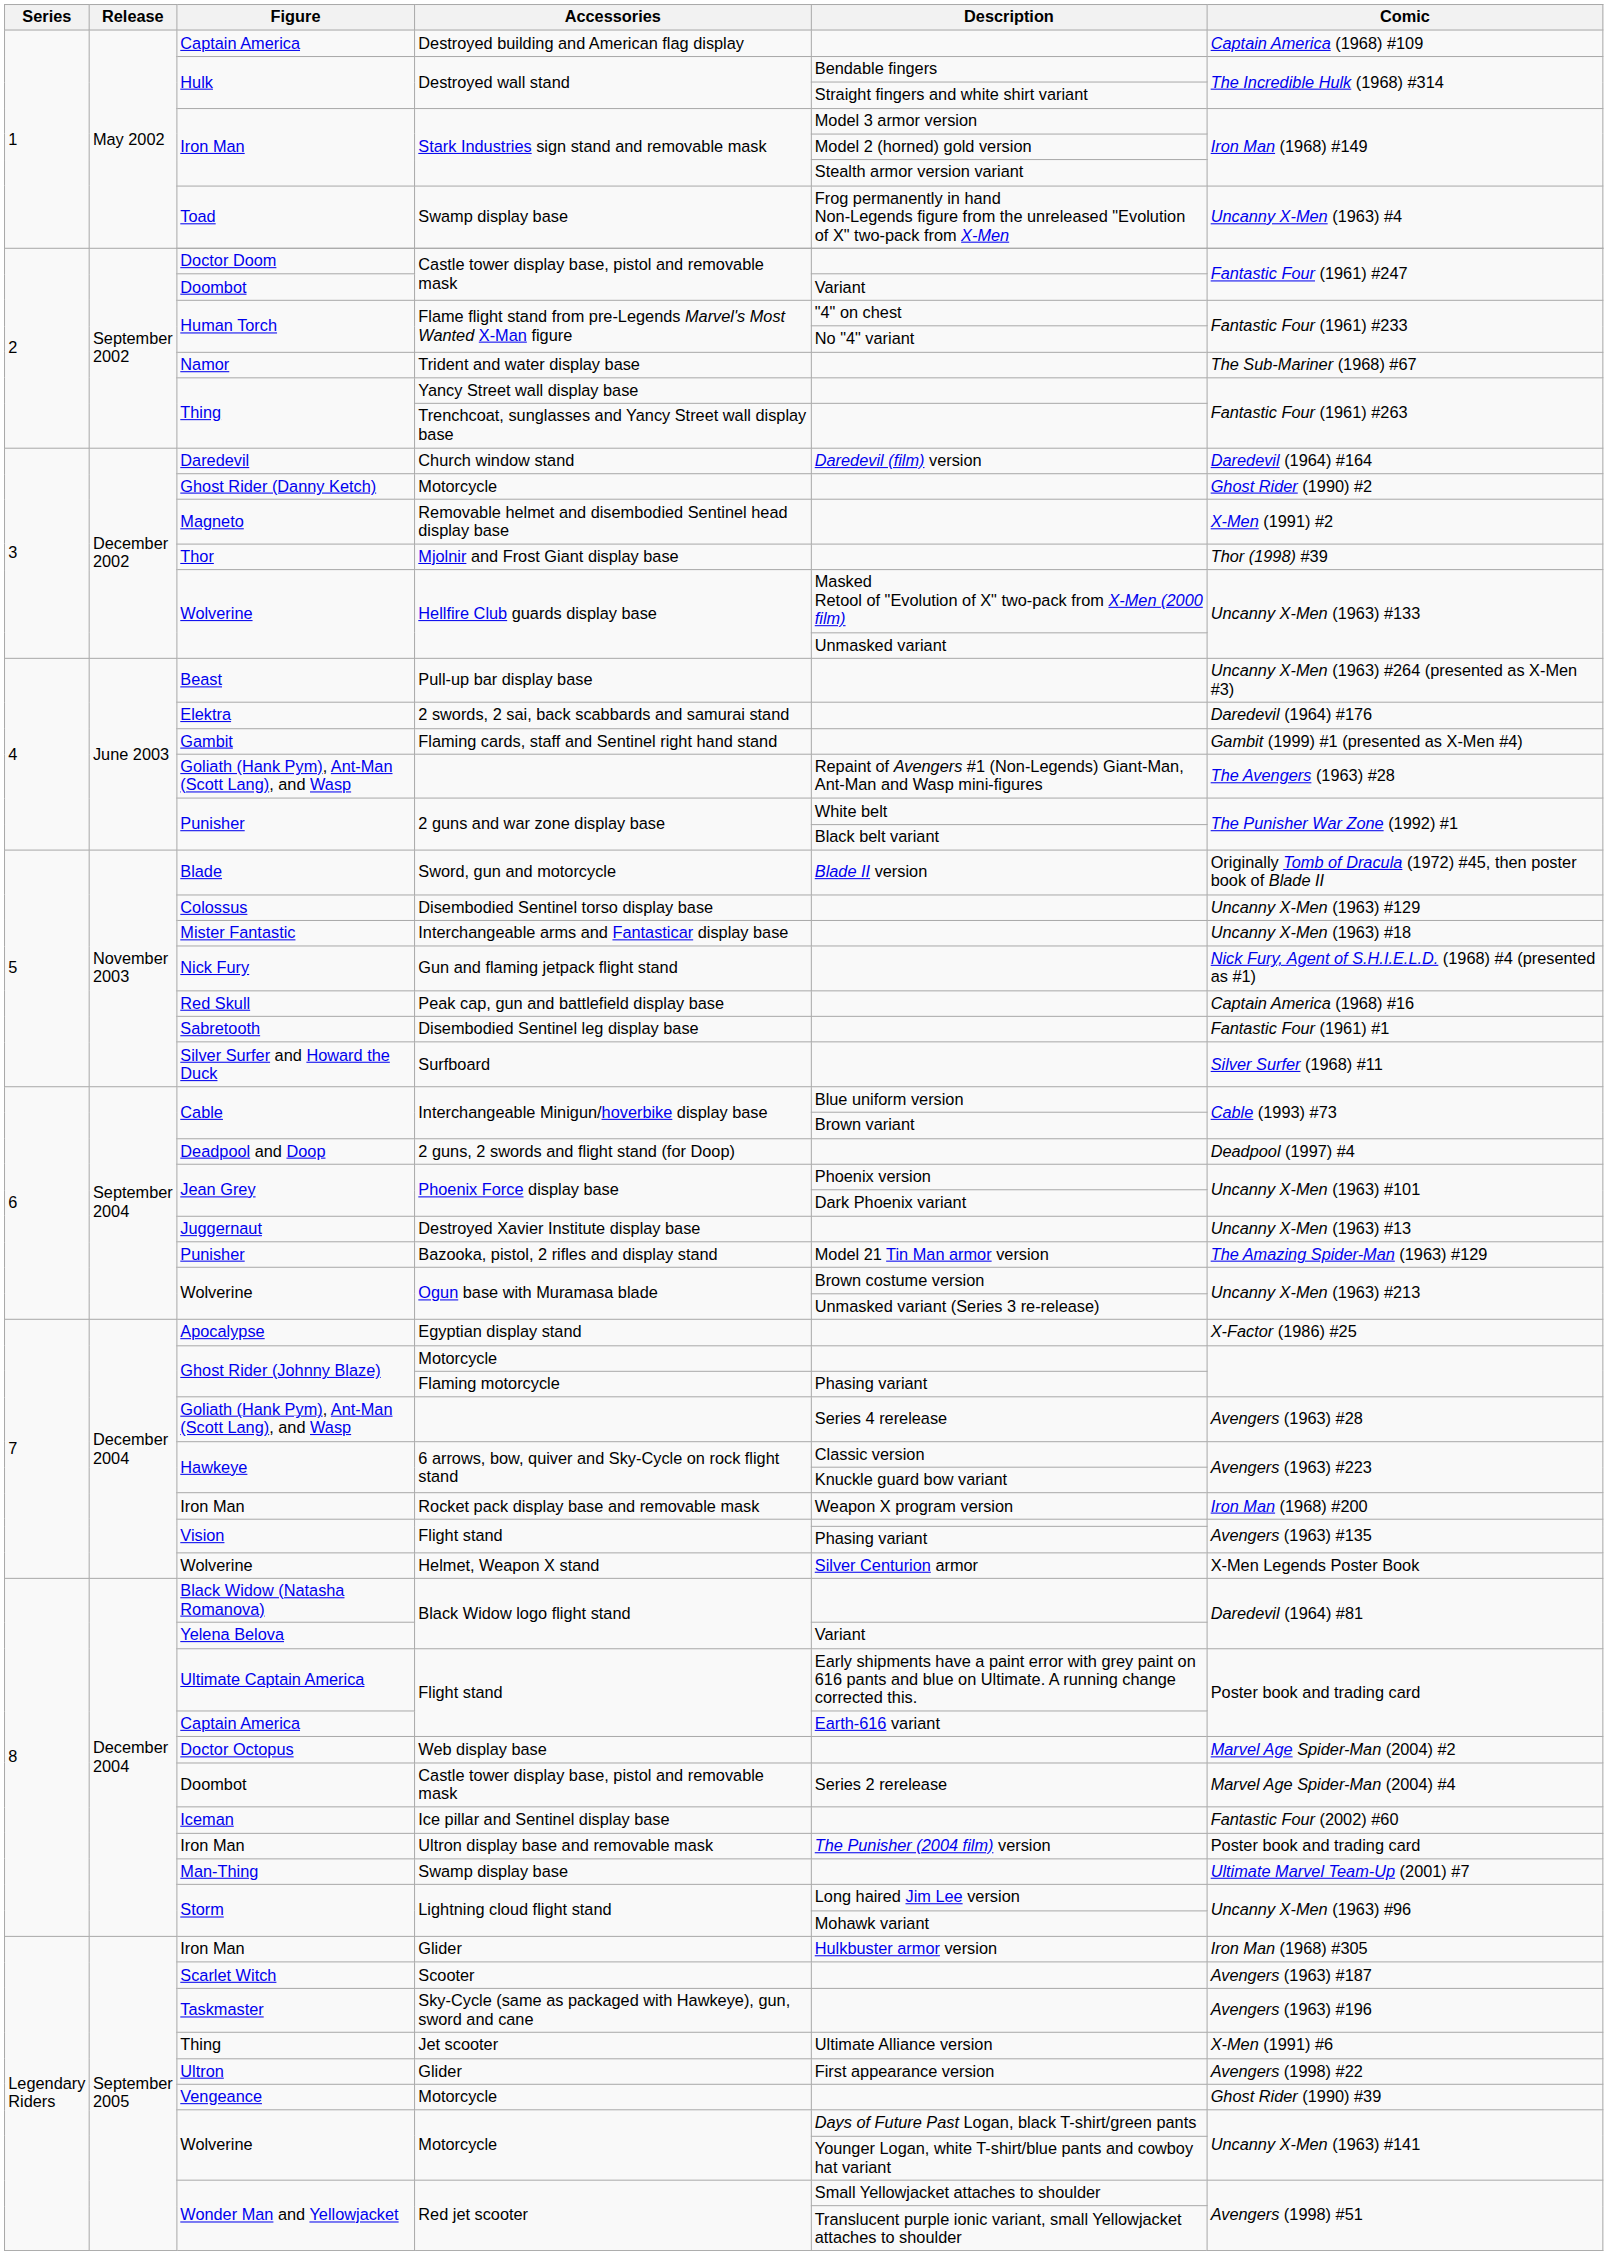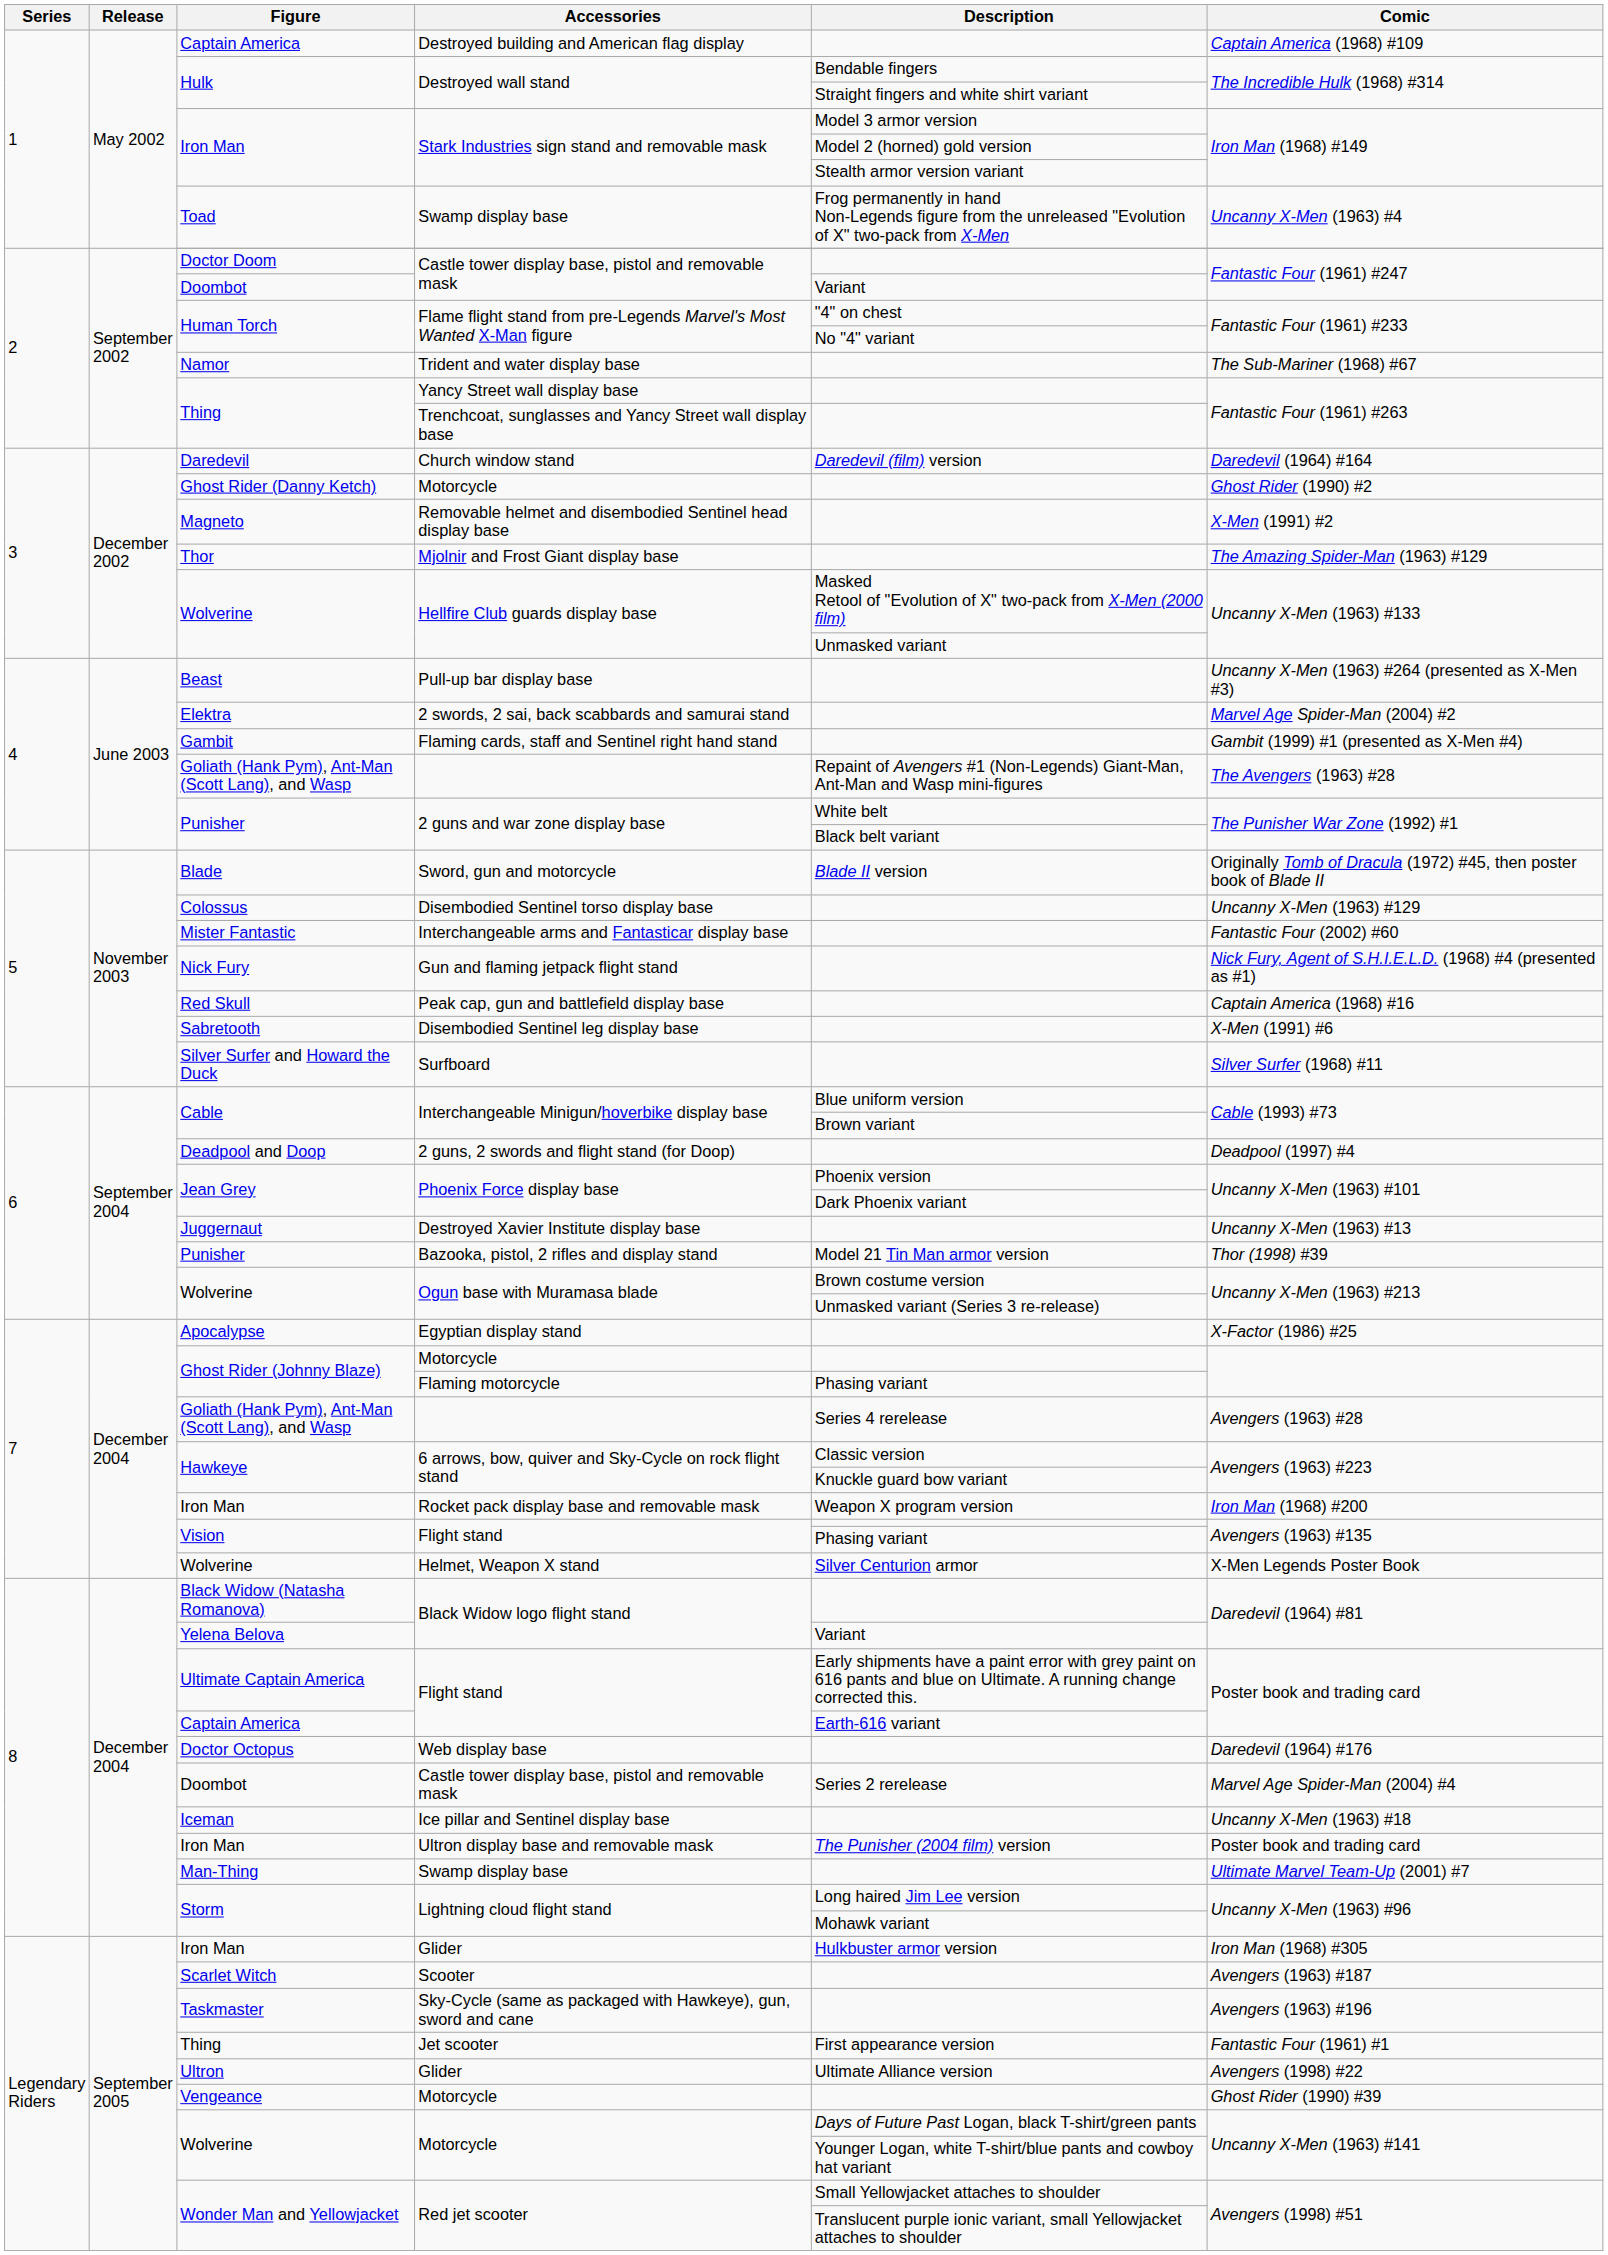(1269, 556) Thor (1998) #39 -> (1349, 556) The Amazing Spider-Man (1963) #129
(1291, 715) Daredevil (1964) #176 -> (1333, 715) Marvel Age Spider-Man (2004) #2
(1311, 933) Uncanny X-Men (1963) #18 -> (1305, 933) Fantastic Four (2002) #60
(1300, 1029) Fantastic Four (1961) #1 -> (1272, 1029) X-Men (1991) #6
(1349, 1254) The Amazing Spider-Man (1963) #129 -> (1269, 1254) Thor (1998) #39
(1333, 1749) Marvel Age Spider-Man (2004) #2 -> (1291, 1749) Daredevil (1964) #176
(1305, 1819) Fantastic Four (2002) #60 -> (1311, 1819) Uncanny X-Men (1963) #18
(904, 2045) Ultimate Alliance version -> (905, 2045) First appearance version
(1272, 2045) X-Men (1991) #6 -> (1300, 2045) Fantastic Four (1961) #1
(905, 2071) First appearance version -> (904, 2071) Ultimate Alliance version
